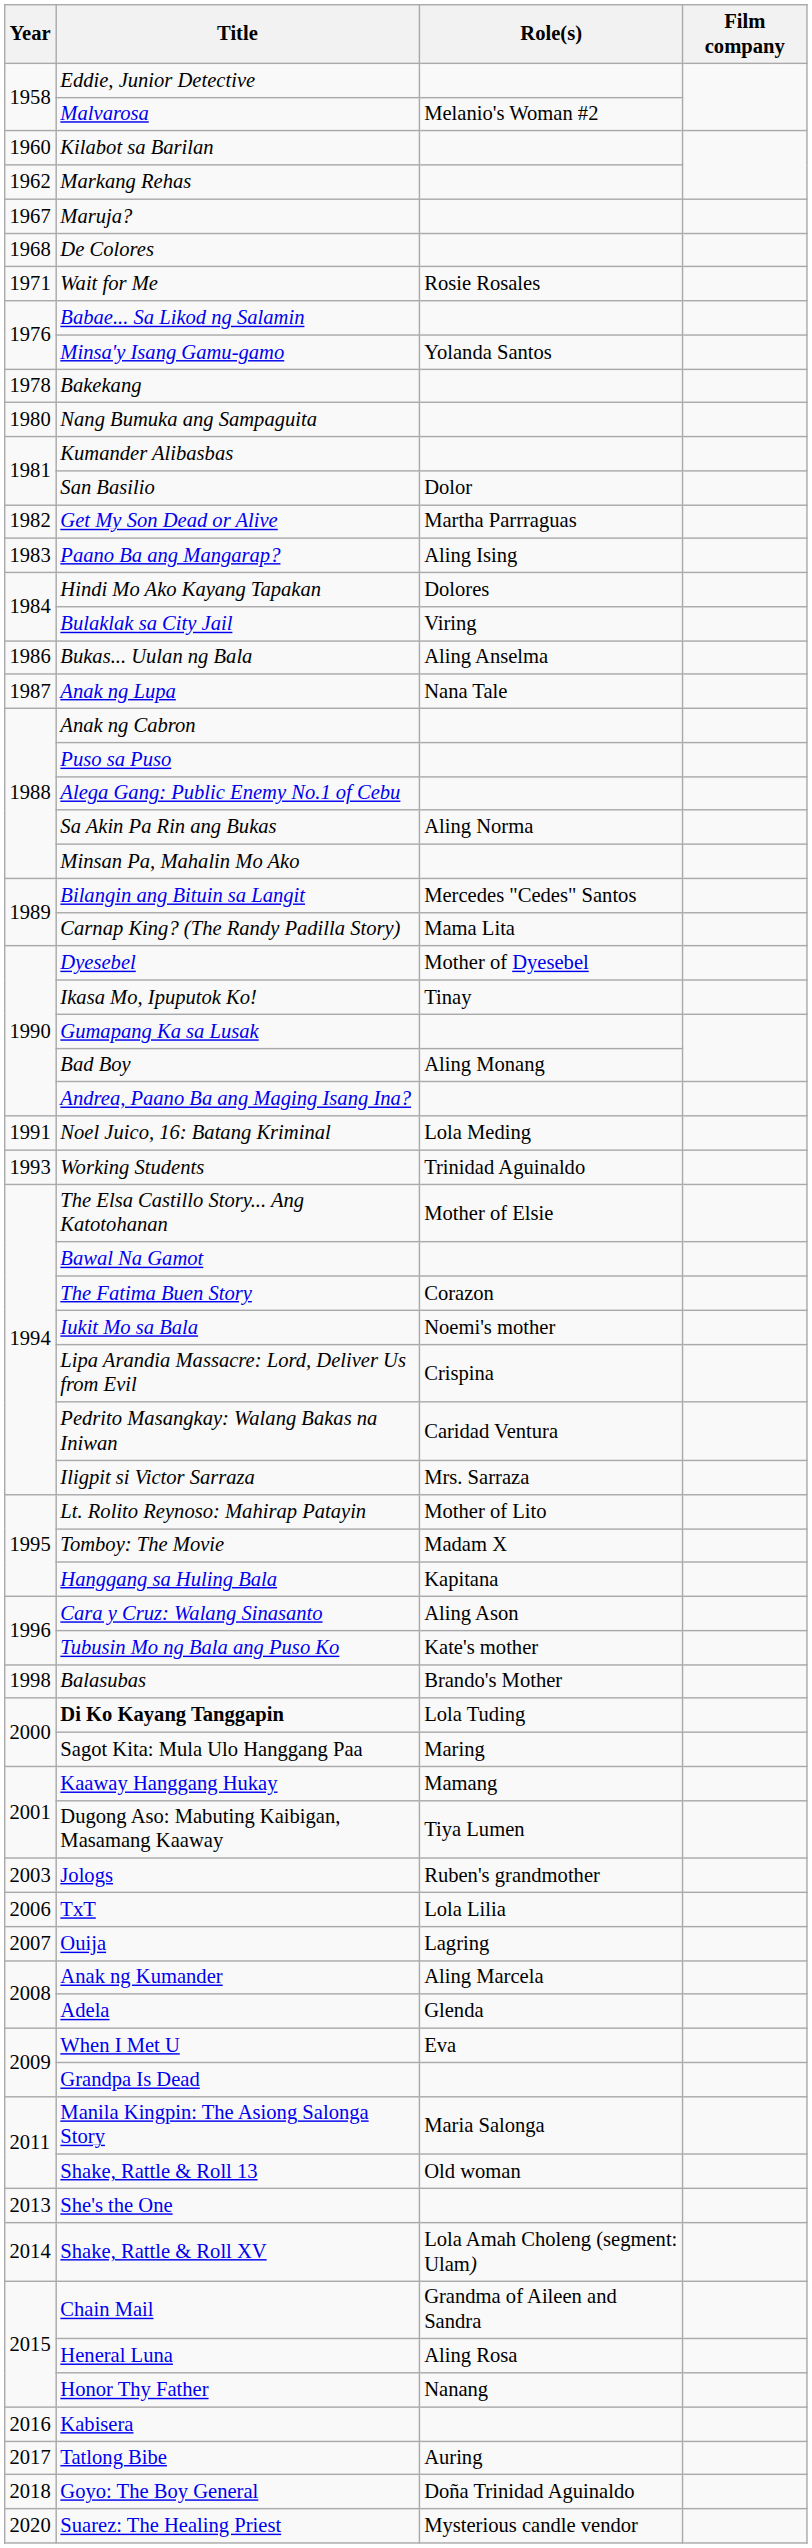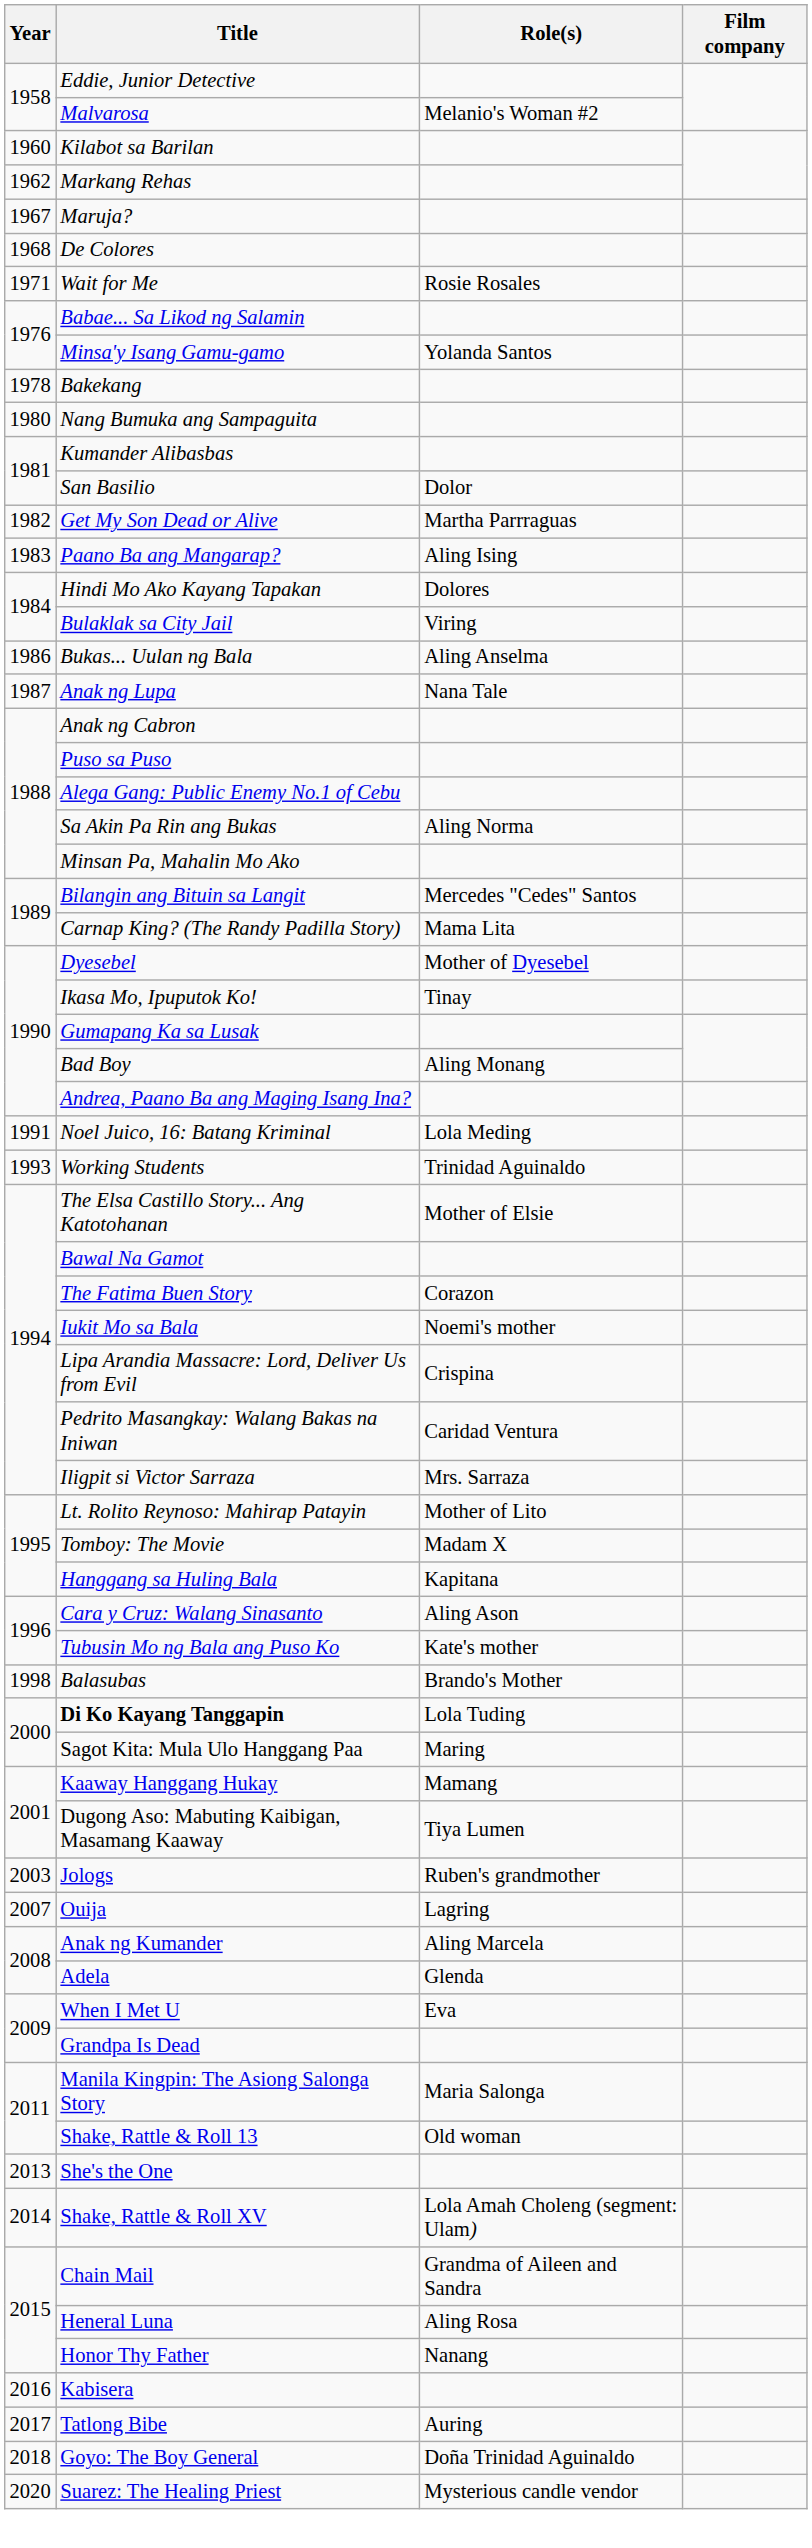- row: (78, 1909)
